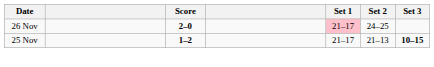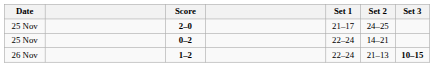(25, 26) 26 Nov -> (25, 26) 25 Nov
(343, 26) pink background -> (343, 26) no background
+ row: (185, 41)
(25, 41) 25 Nov -> (25, 55) 26 Nov
(343, 41) 21–17 -> (343, 55) 22–24
